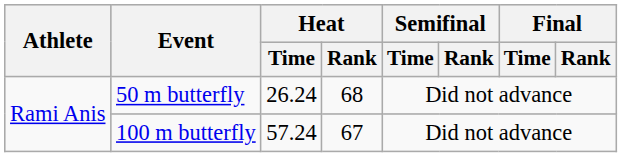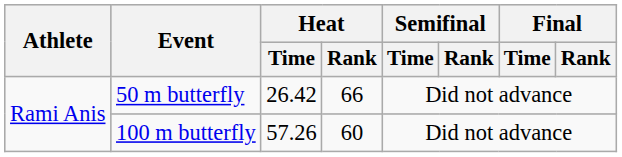(291, 95) 26.24 -> (291, 95) 26.42
(352, 95) 68 -> (352, 95) 66
(291, 132) 57.24 -> (291, 132) 57.26
(352, 132) 67 -> (352, 132) 60
